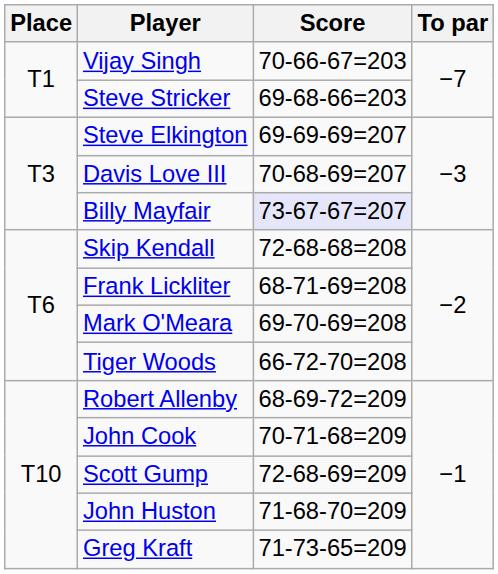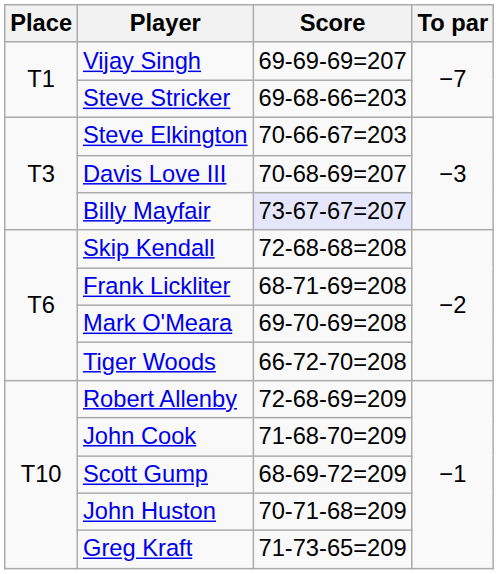(333, 60) 70-66-67=203 -> (333, 60) 69-69-69=207
(333, 135) 69-69-69=207 -> (333, 135) 70-66-67=203
(333, 398) 68-69-72=209 -> (333, 398) 72-68-69=209
(333, 436) 70-71-68=209 -> (333, 436) 71-68-70=209
(333, 473) 72-68-69=209 -> (333, 473) 68-69-72=209
(333, 511) 71-68-70=209 -> (333, 511) 70-71-68=209
